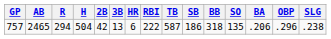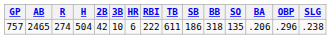(63, 27) 294 -> (63, 27) 274
(117, 27) 13 -> (117, 27) 10
(172, 27) 587 -> (172, 27) 611
